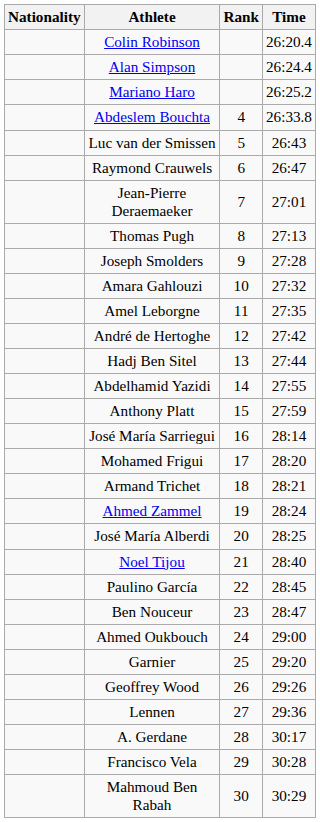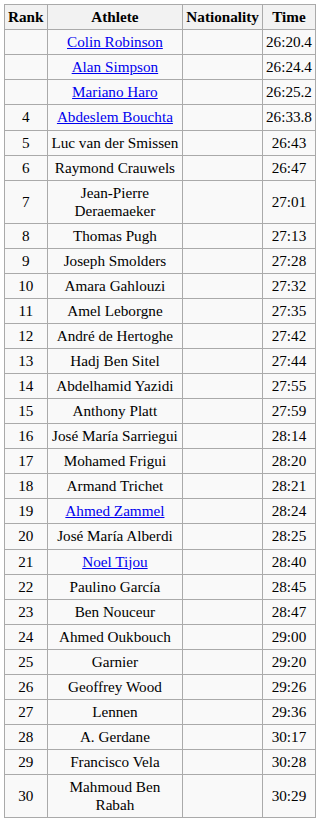columns swapped: (241, 17) <-> (44, 17)
